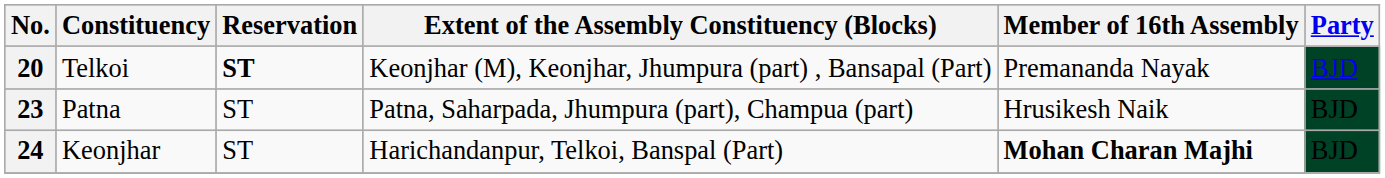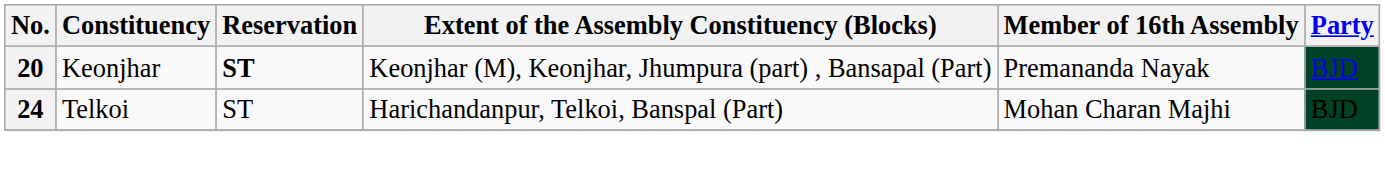(95, 67) Telkoi -> (111, 67) Keonjhar
- row: (30, 109)
(111, 151) Keonjhar -> (95, 109) Telkoi
(1128, 151) bold -> (1117, 109) normal
